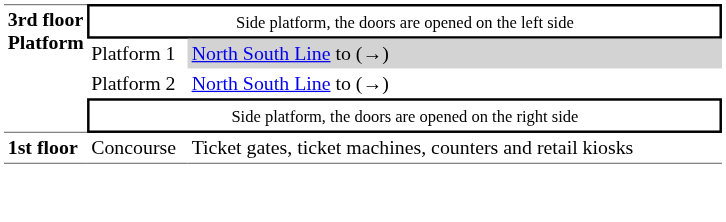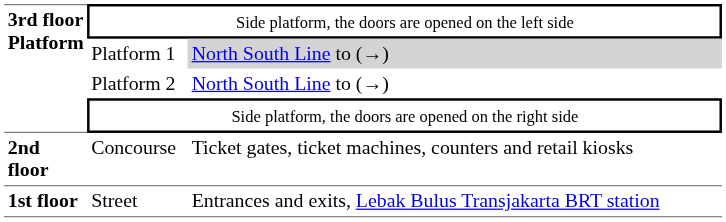(43, 147) 1st floor -> (28, 158) 2nd floor
+ row: (114, 201)
